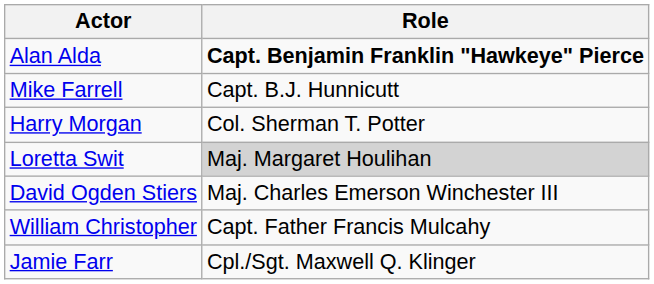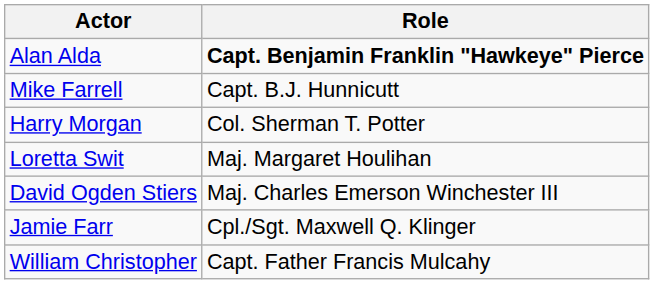(319, 158) lightgrey background -> (319, 158) no background
rows swapped: (61, 261) <-> (103, 227)
